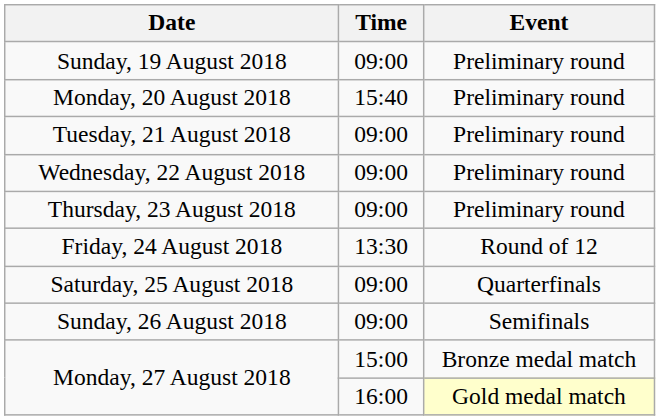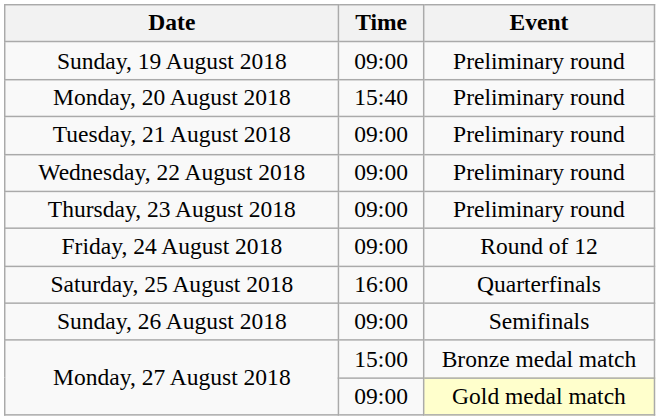(381, 246) 13:30 -> (381, 246) 09:00
(381, 284) 09:00 -> (381, 284) 16:00
(381, 396) 16:00 -> (381, 396) 09:00
